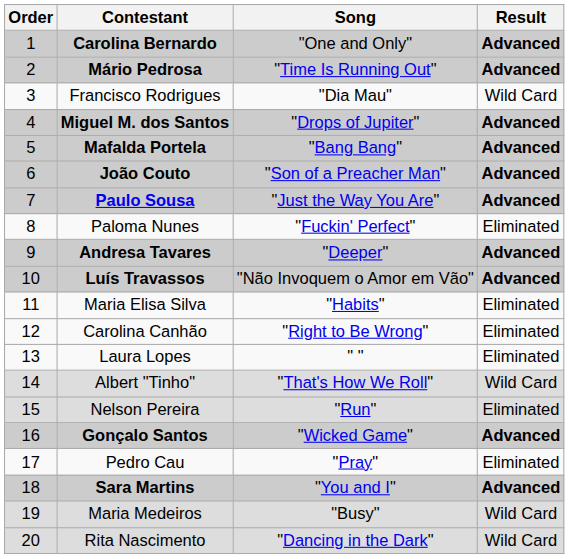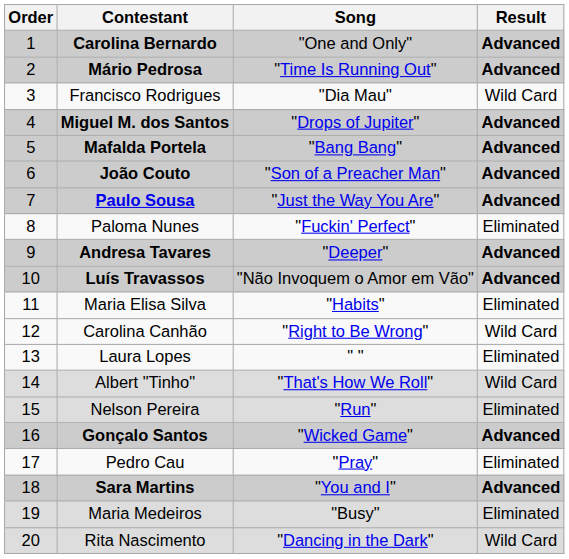(521, 331) Eliminated -> (521, 331) Wild Card
(521, 514) Wild Card -> (521, 514) Eliminated
